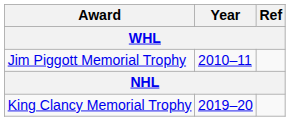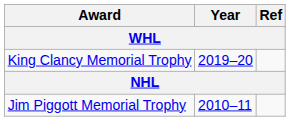rows swapped: (97, 60) <-> (100, 104)
